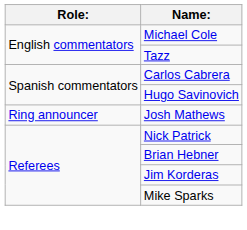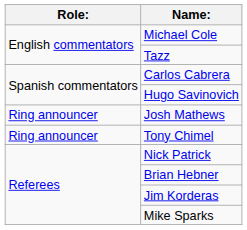+ row: (179, 135)
